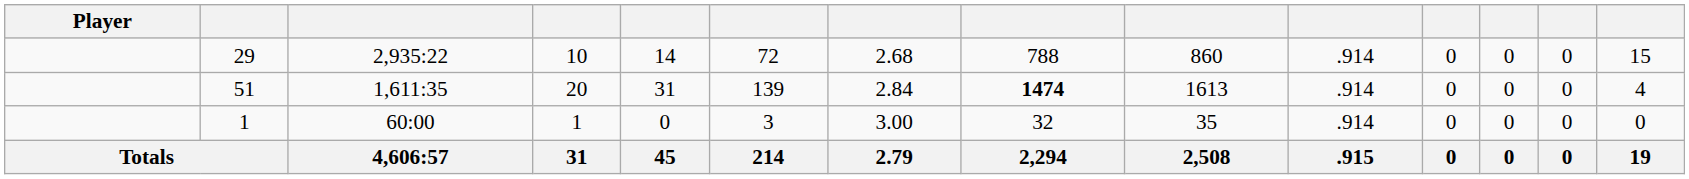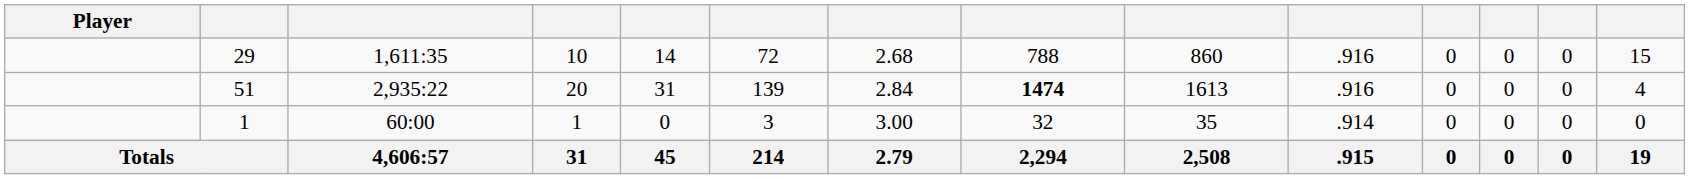(410, 55) 2,935:22 -> (410, 55) 1,611:35
(1355, 55) .914 -> (1355, 55) .916
(410, 88) 1,611:35 -> (410, 88) 2,935:22
(1355, 88) .914 -> (1355, 88) .916
